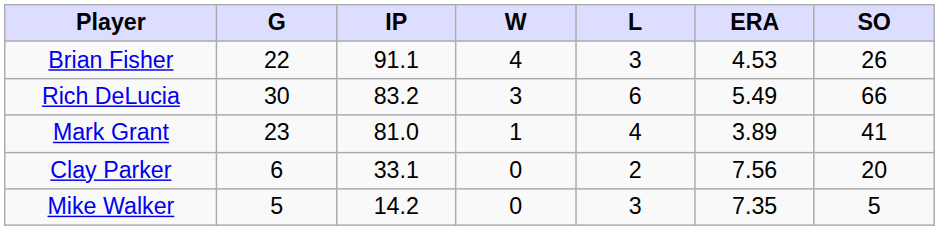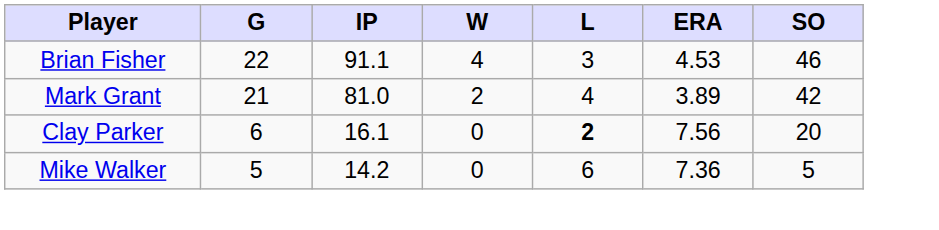(874, 59) 26 -> (809, 59) 46
- row: (111, 96)
(277, 133) 23 -> (256, 96) 21
(516, 133) 1 -> (477, 96) 2
(874, 133) 41 -> (809, 96) 42
(396, 170) 33.1 -> (367, 133) 16.1
(635, 170) normal -> (588, 133) bold
(635, 206) 3 -> (588, 170) 6
(755, 206) 7.35 -> (698, 170) 7.36
